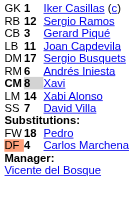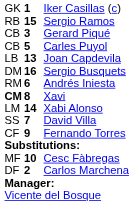(30, 21) 12 -> (30, 21) 15
+ row: (75, 46)
(30, 46) 11 -> (30, 58) 13
(30, 58) 17 -> (30, 71) 16
(27, 83) lightgrey background -> (27, 96) no background
+ row: (85, 133)
+ row: (82, 158)
- row: (58, 133)
(12, 146) lightsalmon background -> (12, 170) no background
(27, 146) 4 -> (27, 170) 2
